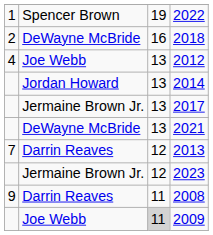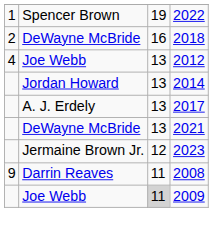(83, 106) Jermaine Brown Jr. -> (59, 106) A. J. Erdely
- row: (189, 151)
